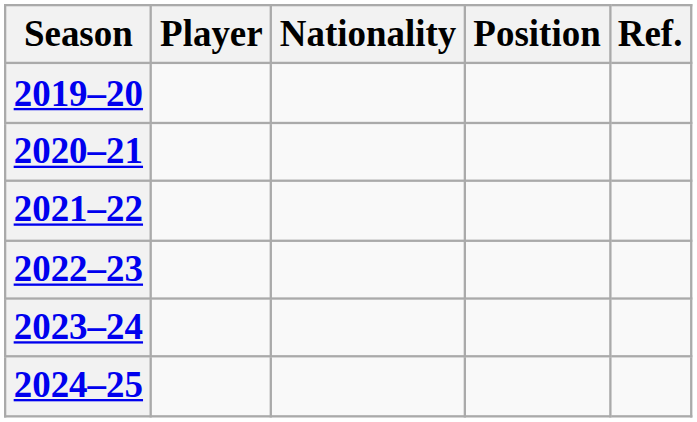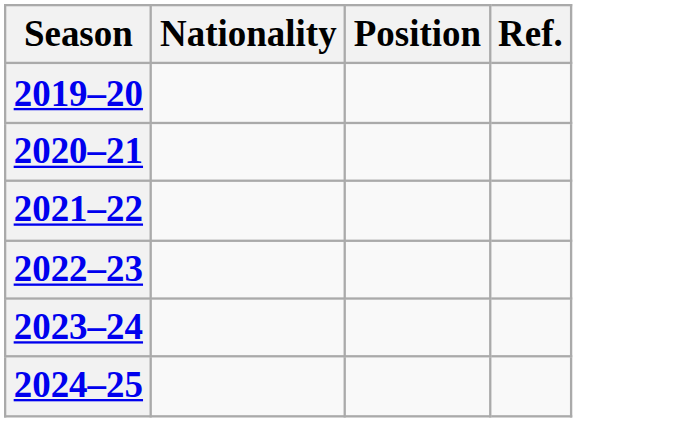- column: (211, 33)
